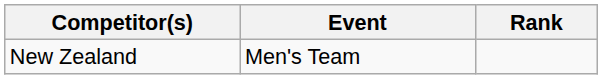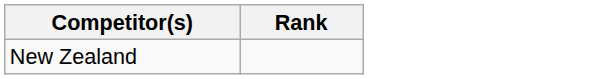- column: (357, 22)
